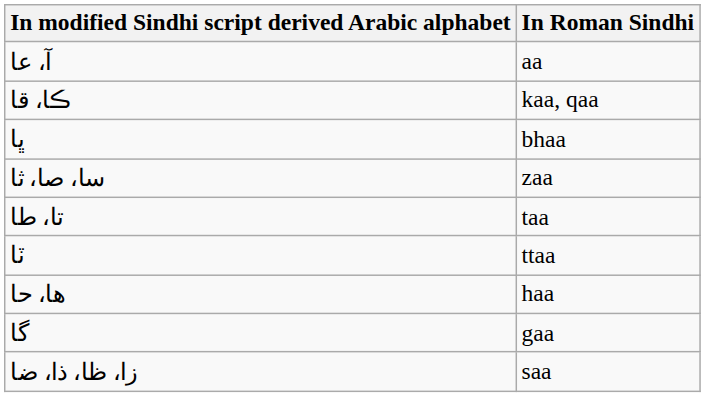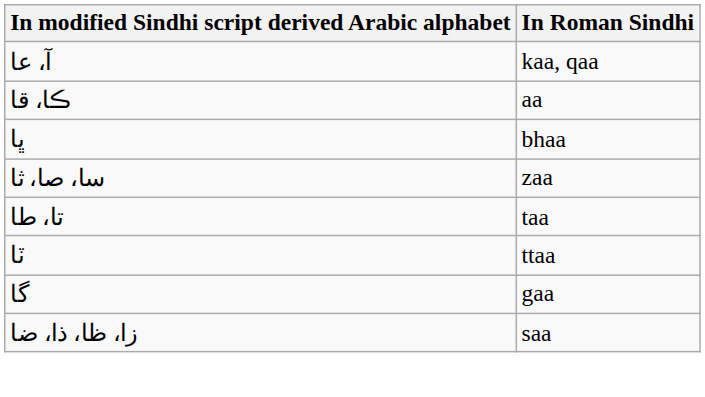(532, 61) aa -> (560, 61) kaa, qaa
(560, 99) kaa, qaa -> (532, 99) aa
- row: (37, 294)
